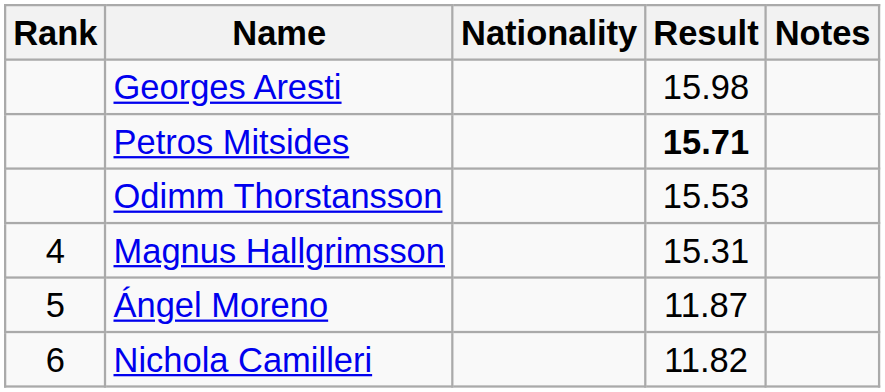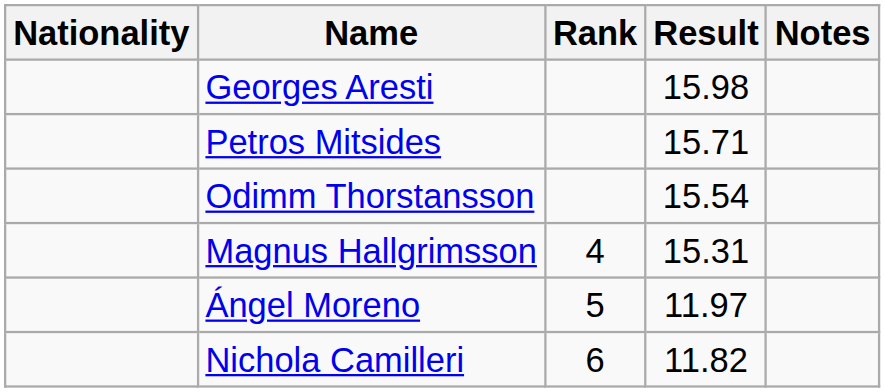columns swapped: (55, 33) <-> (549, 33)
(706, 142) bold -> (706, 142) normal
(706, 196) 15.53 -> (706, 196) 15.54
(706, 306) 11.87 -> (706, 306) 11.97
